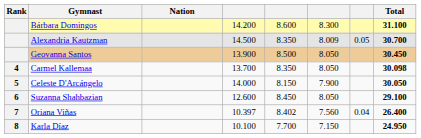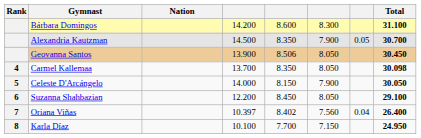(329, 39) 8.009 -> (329, 39) 7.900
(286, 54) 8.500 -> (286, 54) 8.506
(244, 97) 12.600 -> (244, 97) 12.200
